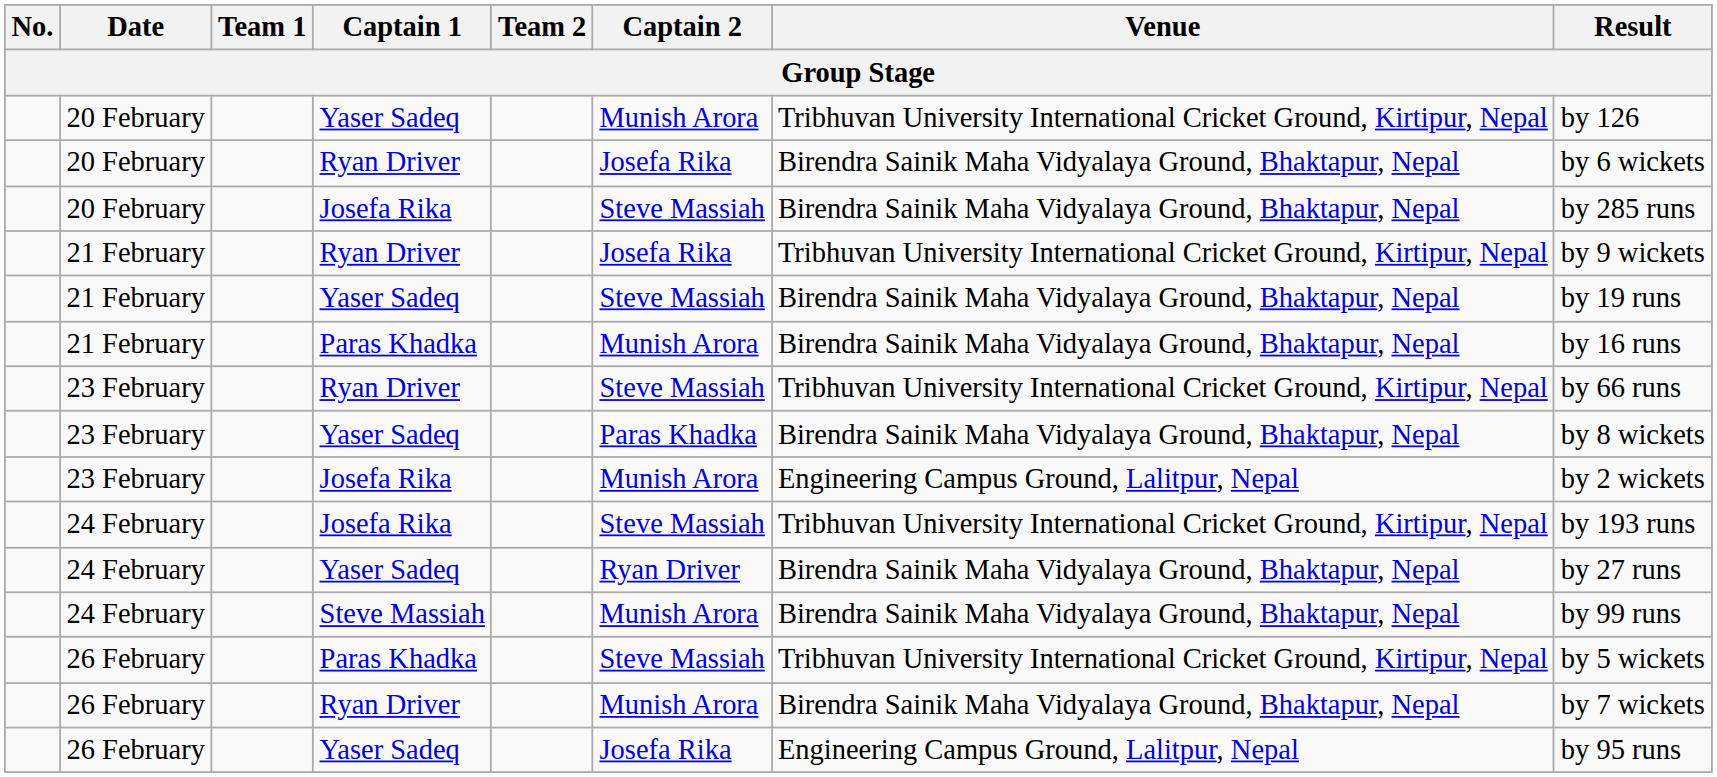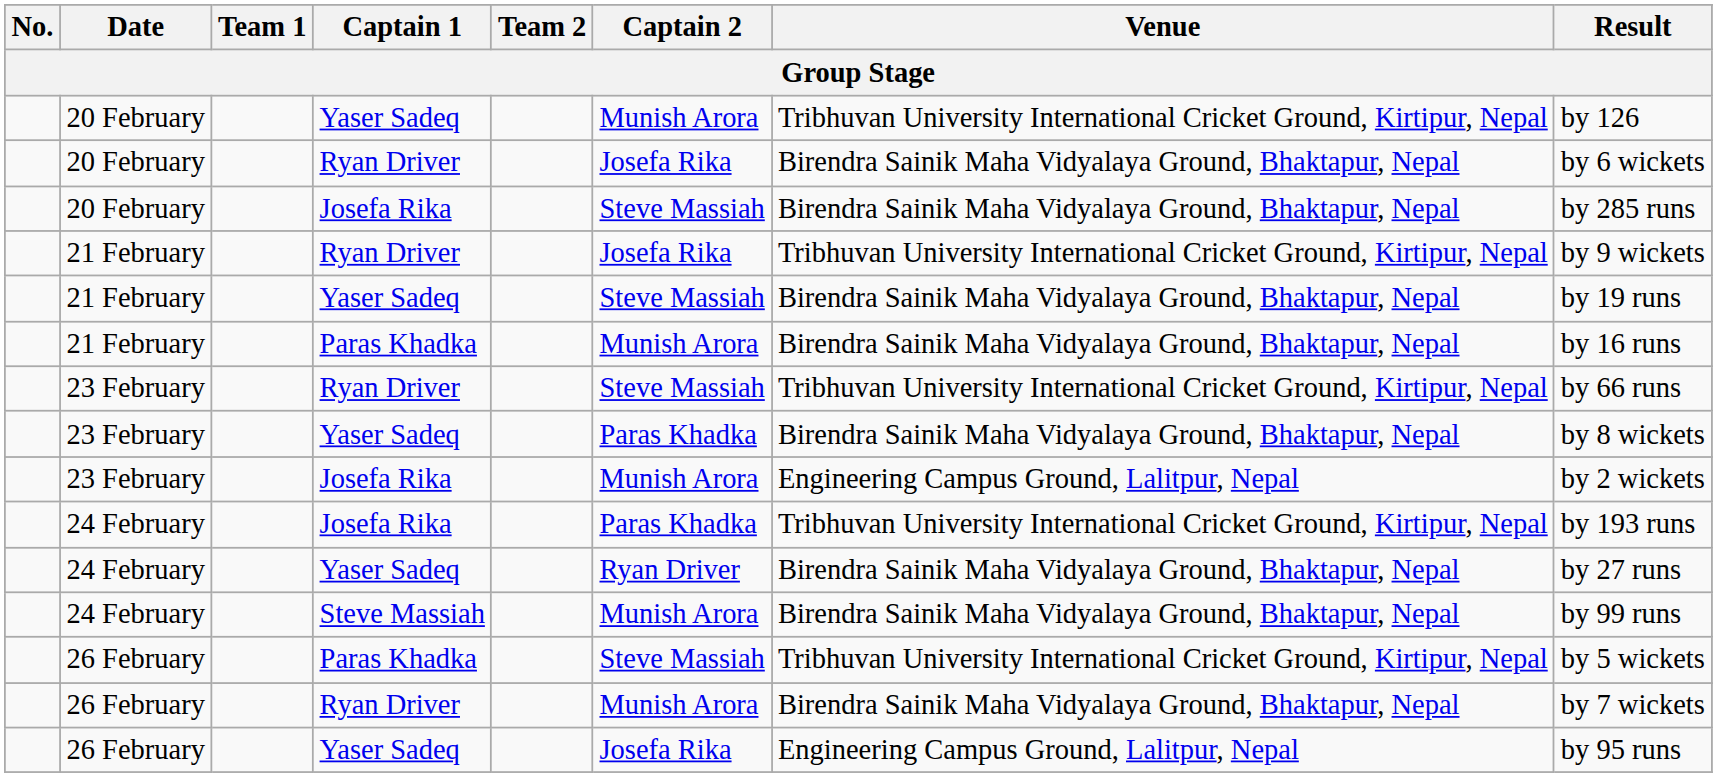(682, 523) Steve Massiah -> (678, 523) Paras Khadka
